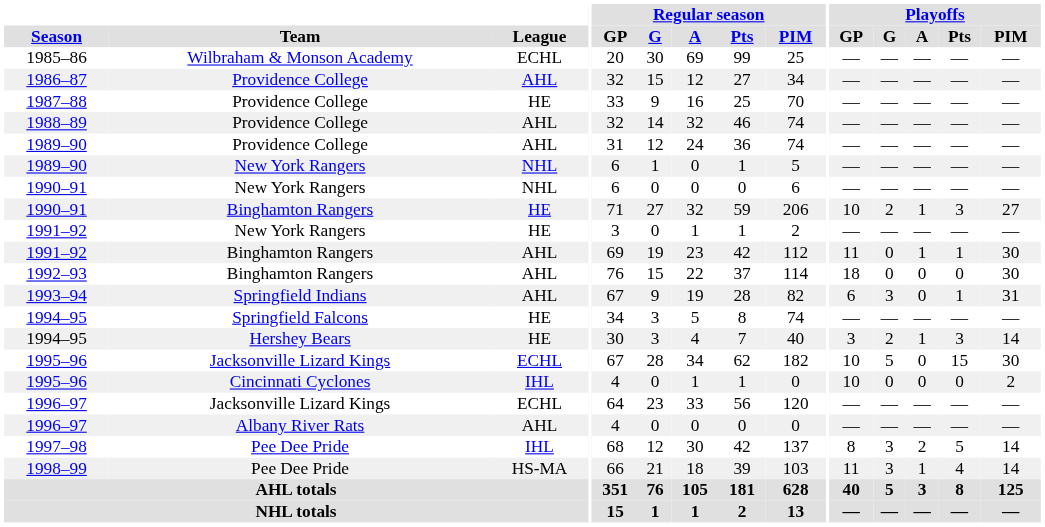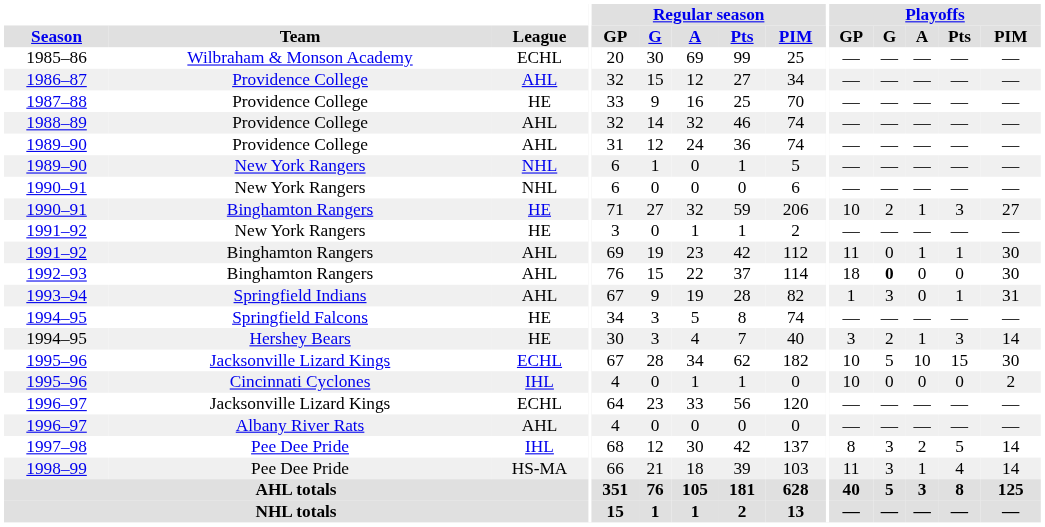(889, 273) normal -> (889, 273) bold
(851, 295) 6 -> (851, 295) 1
(922, 360) 0 -> (922, 360) 10
